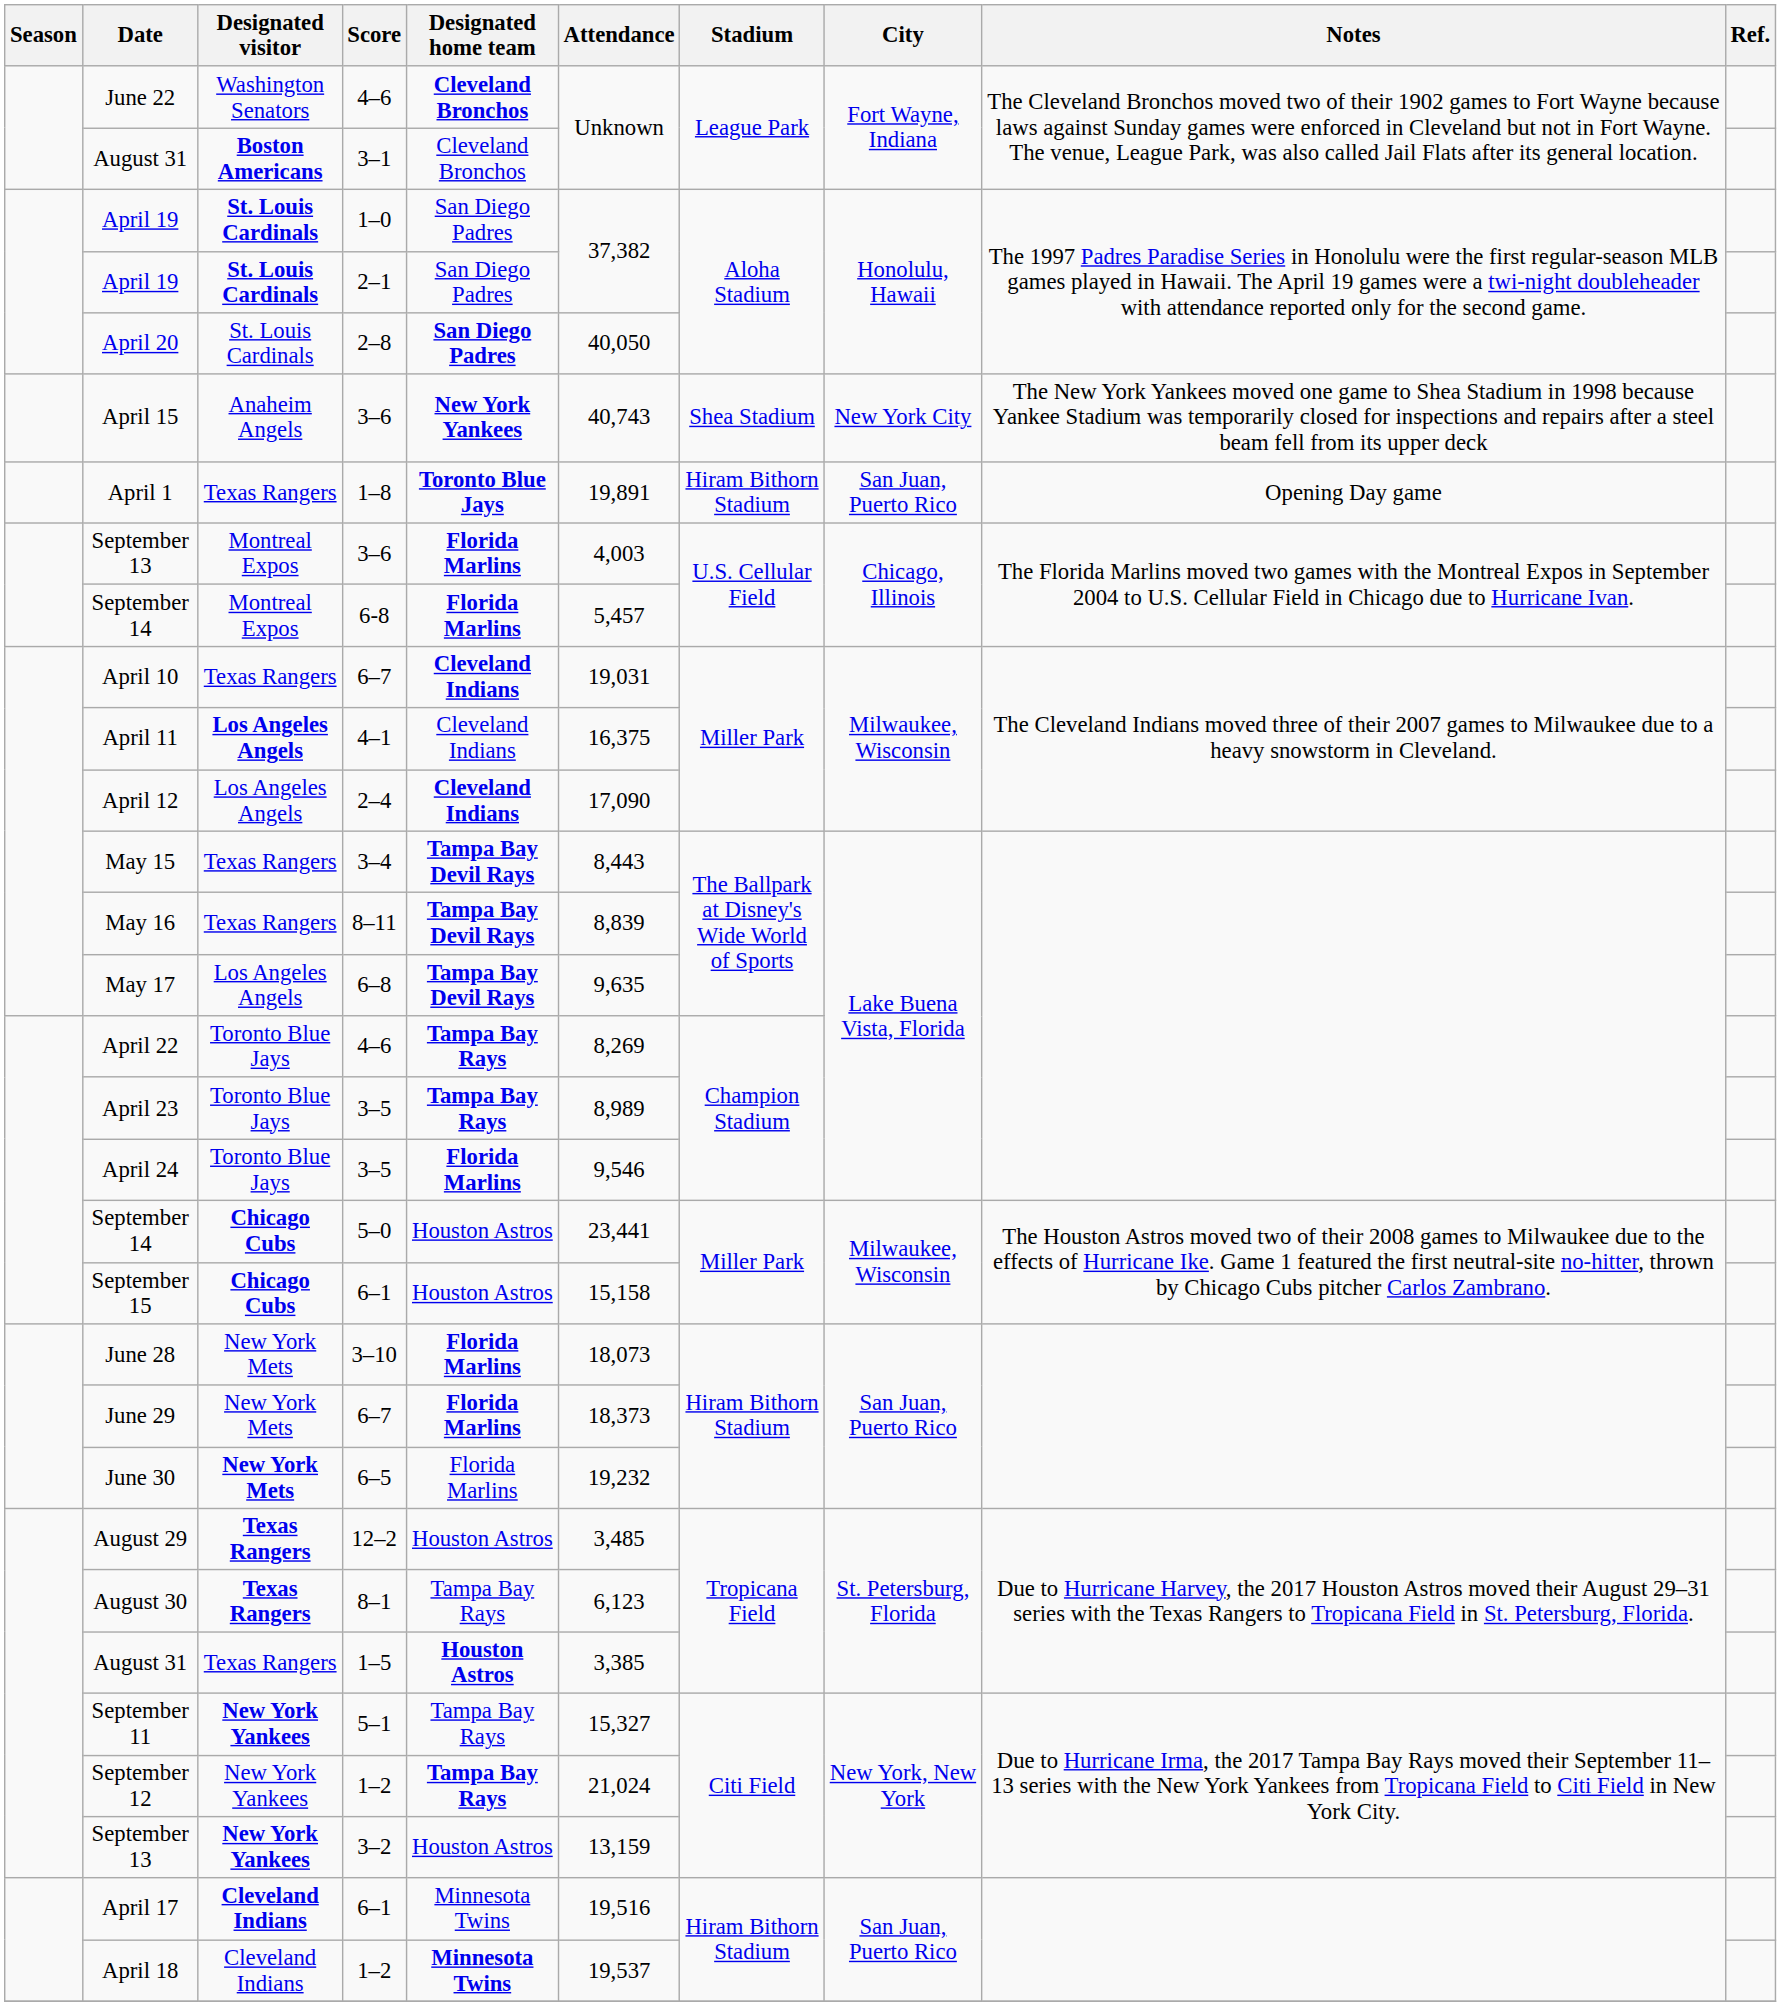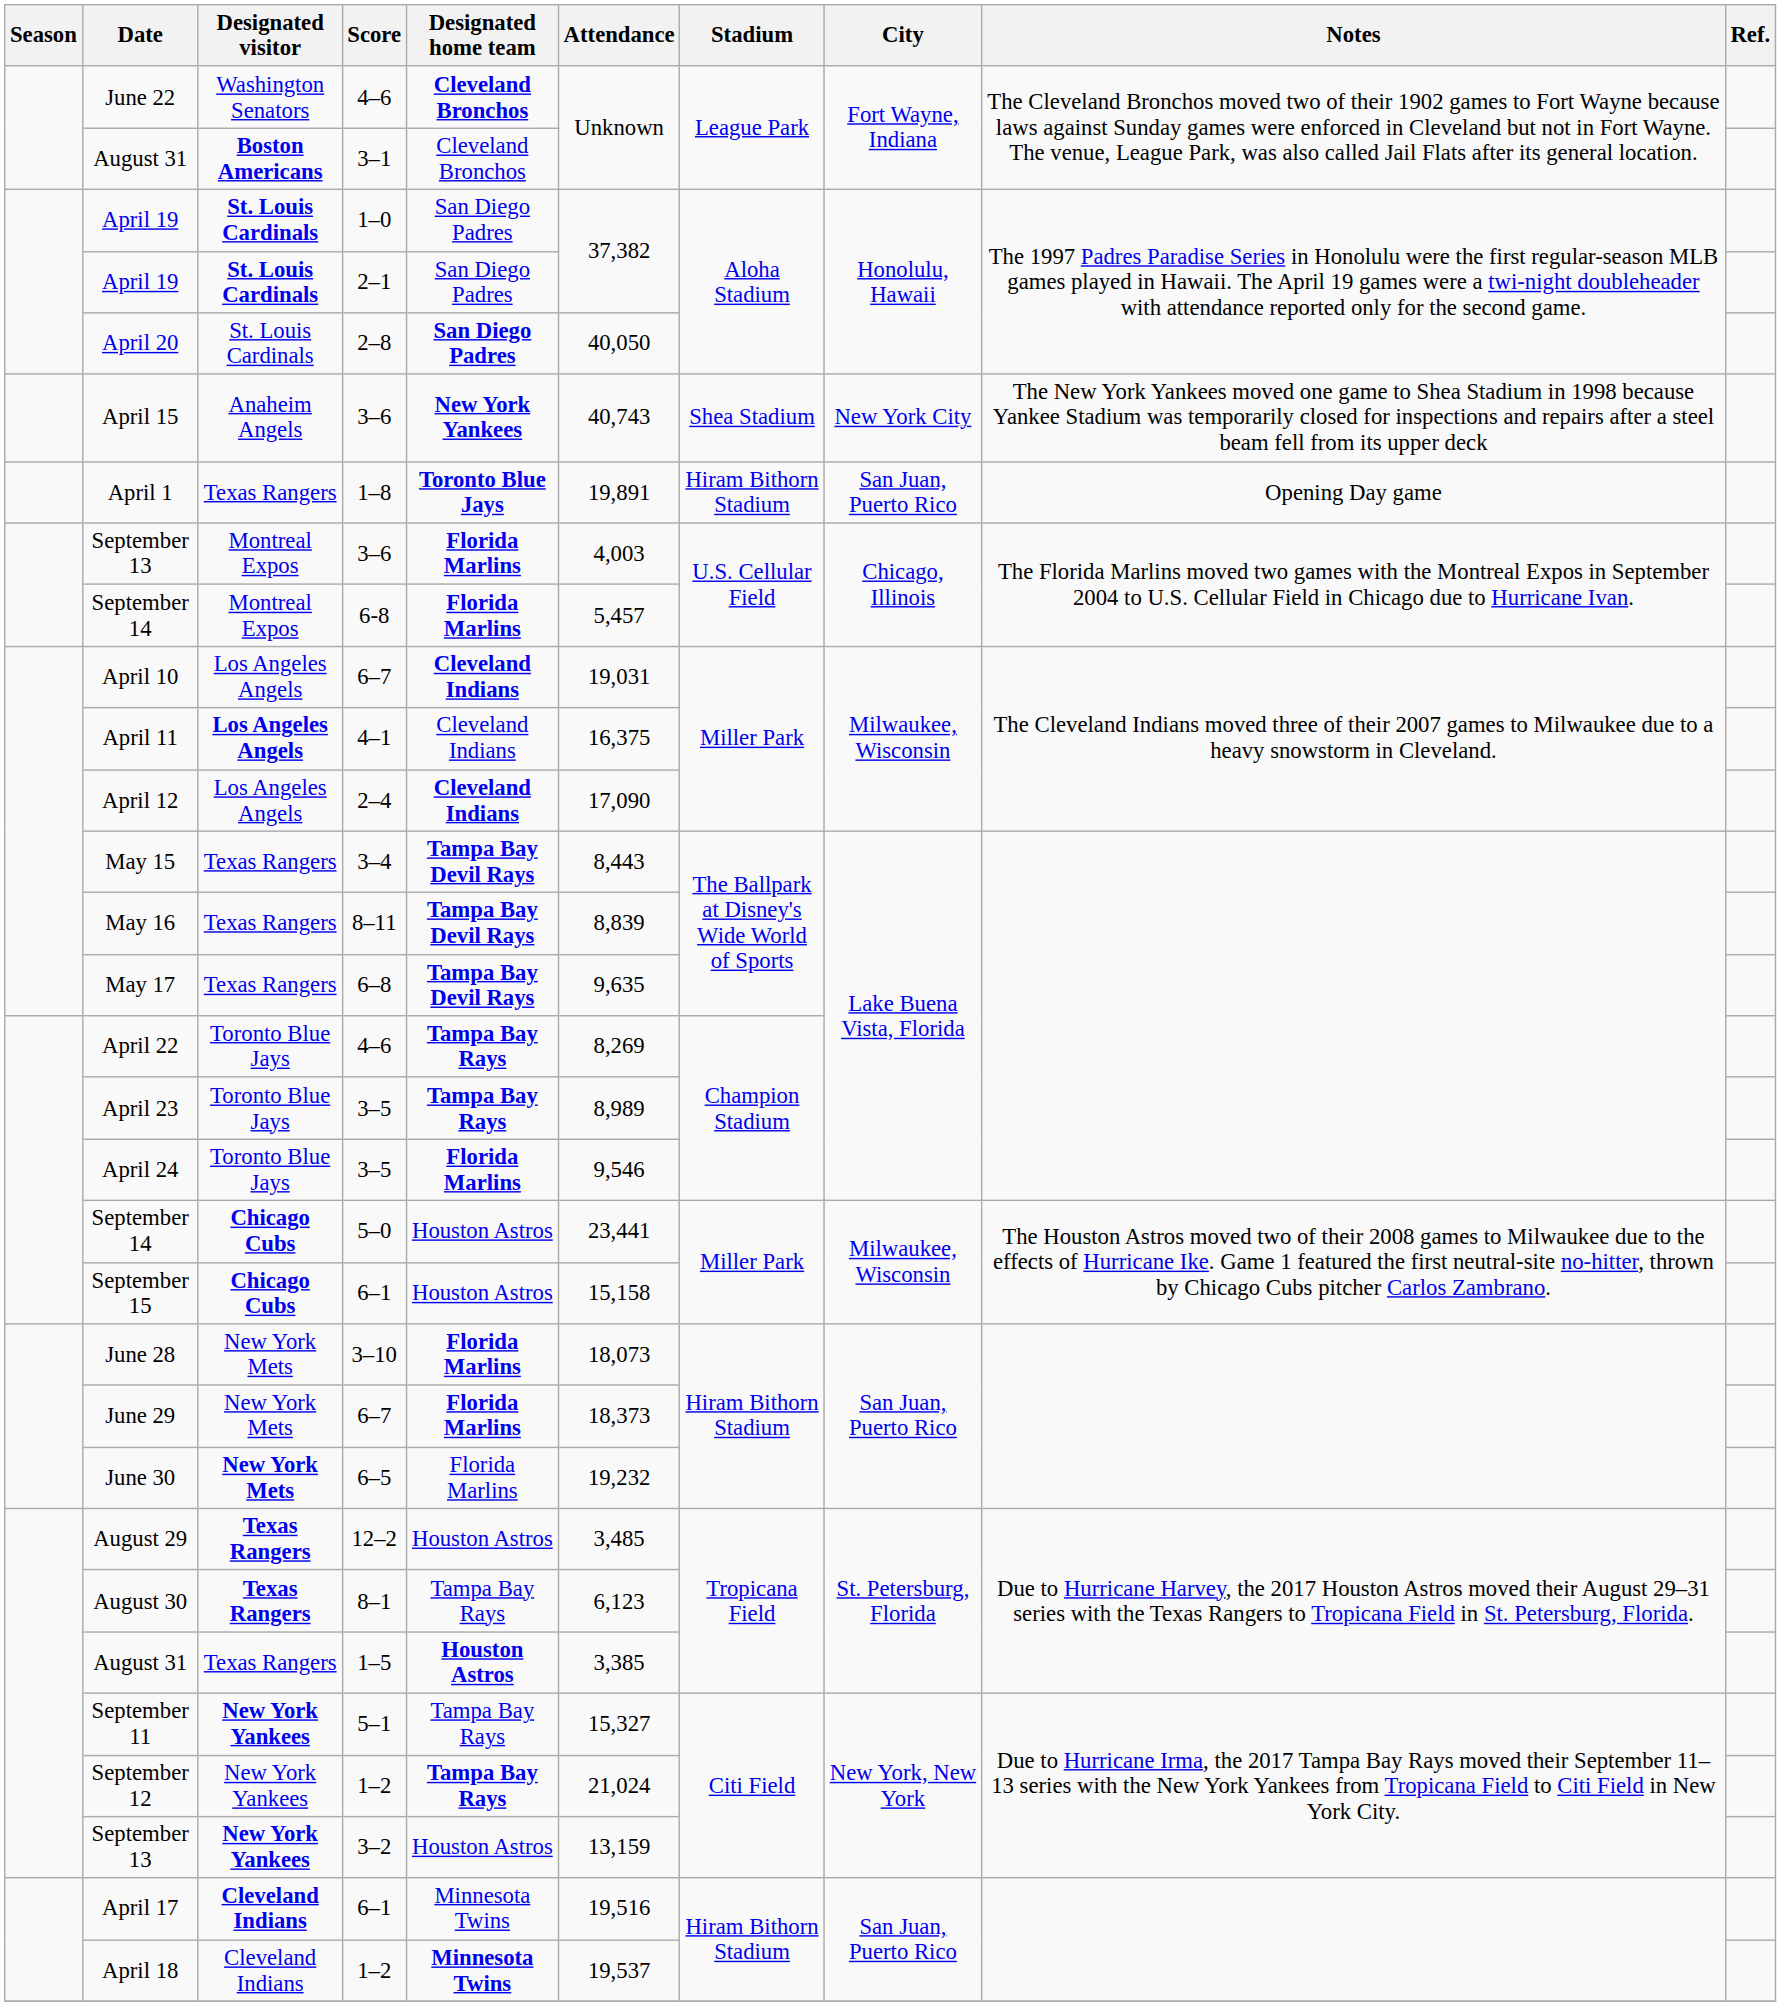(270, 676) Texas Rangers -> (270, 676) Los Angeles Angels
(270, 984) Los Angeles Angels -> (270, 984) Texas Rangers
